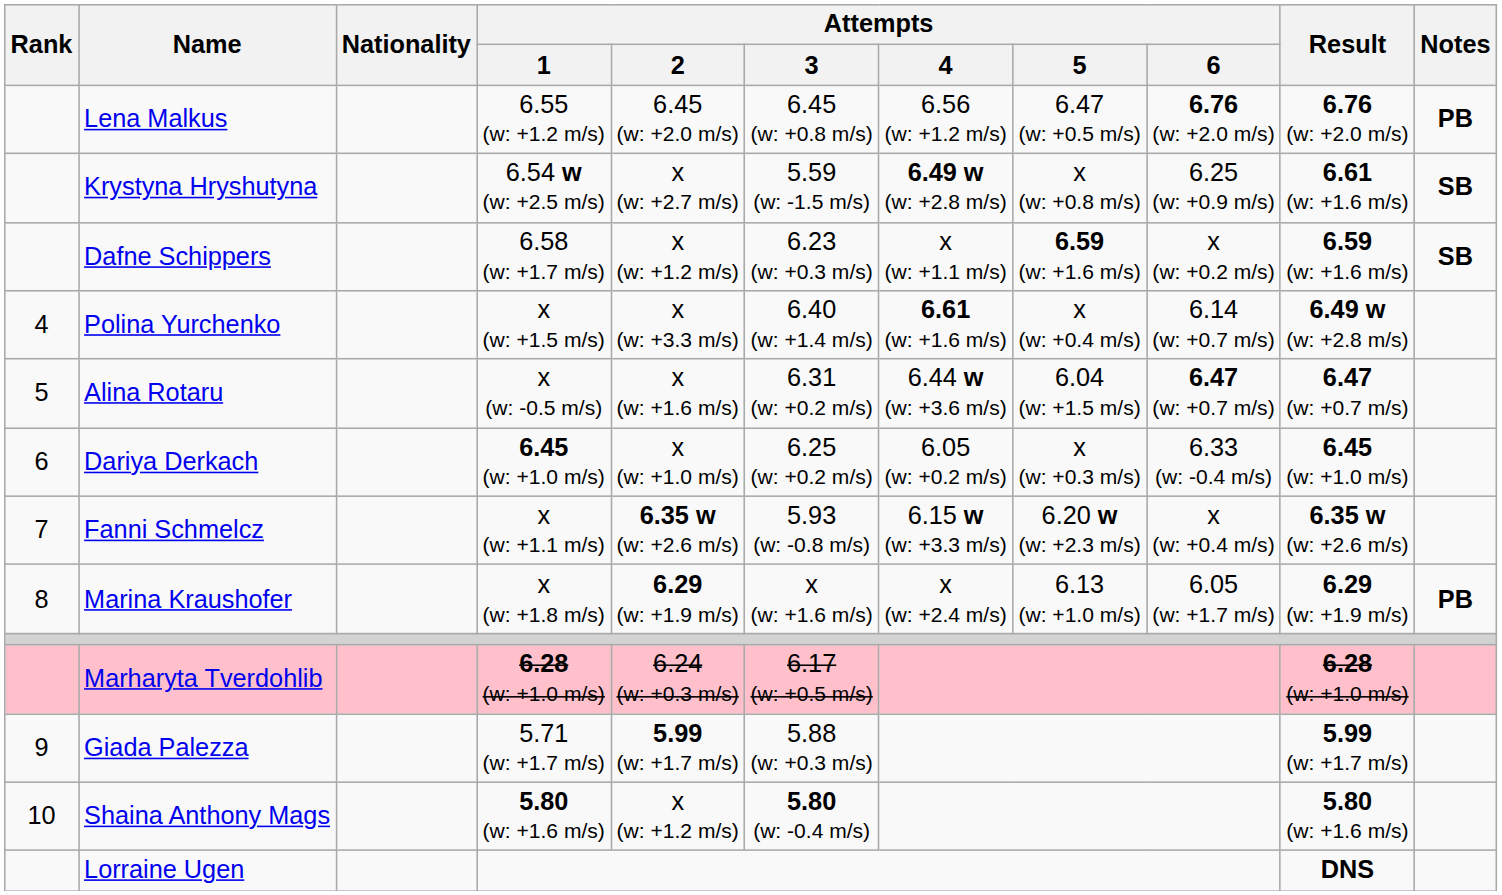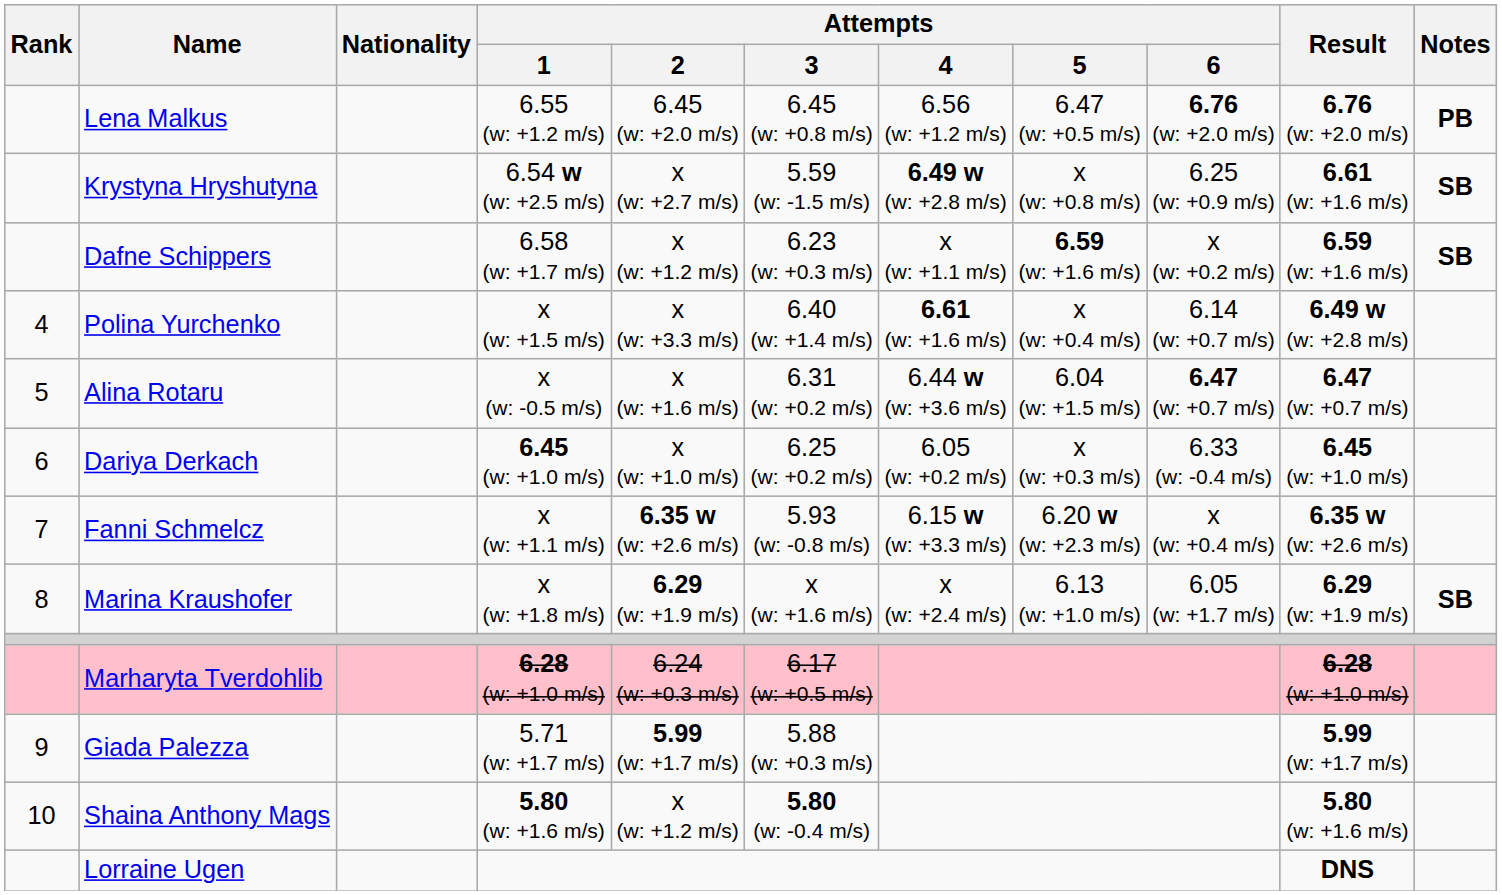(1455, 598) PB -> (1455, 598) SB
